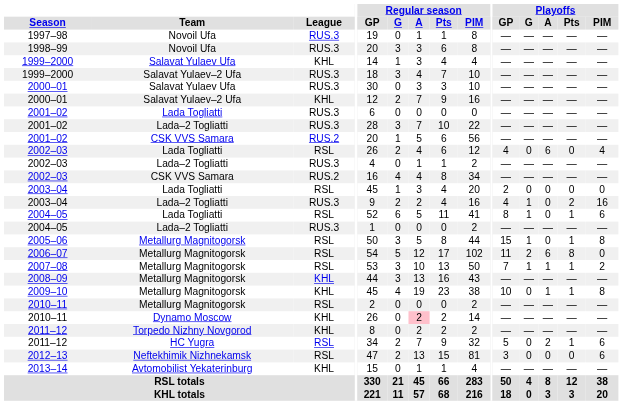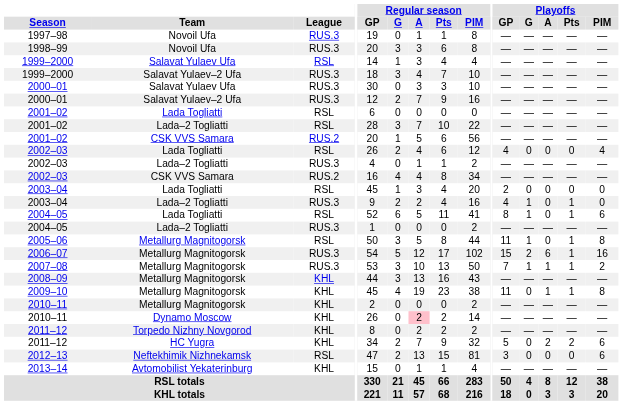(324, 61) KHL -> (324, 61) RSL
(324, 100) KHL -> (324, 100) RUS.3
(324, 112) RUS.3 -> (324, 112) RSL
(324, 125) RUS.3 -> (324, 125) RSL
(548, 151) 6 -> (548, 151) 0
(572, 202) 2 -> (572, 202) 1
(602, 202) 16 -> (602, 202) 0
(506, 240) 15 -> (506, 240) 11
(324, 253) RSL -> (324, 253) RUS.3
(506, 253) 11 -> (506, 253) 15
(572, 253) 8 -> (572, 253) 1
(602, 253) 0 -> (602, 253) 16
(324, 266) RSL -> (324, 266) RUS.3
(506, 292) 10 -> (506, 292) 11
(324, 304) RSL -> (324, 304) KHL
(324, 343) RSL -> (324, 343) KHL
(572, 343) 1 -> (572, 343) 2
